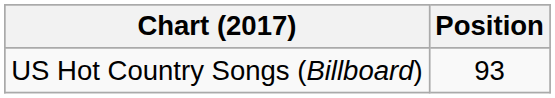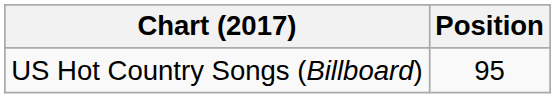(490, 69) 93 -> (490, 69) 95
